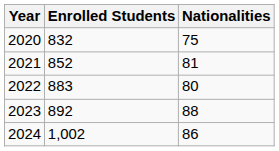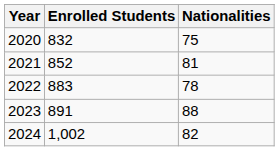(190, 87) 80 -> (190, 87) 78
(60, 110) 892 -> (60, 110) 891
(190, 134) 86 -> (190, 134) 82
